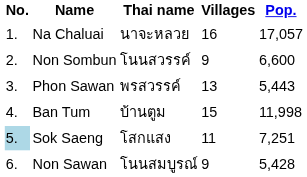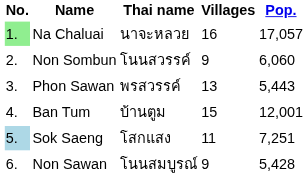(12, 33) no background -> (12, 33) lightgreen background
(277, 59) 6,600 -> (277, 59) 6,060
(280, 112) 11,998 -> (281, 112) 12,001
